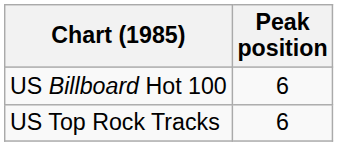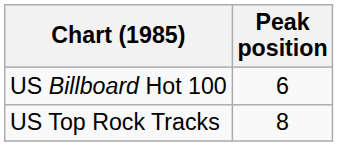(283, 122) 6 -> (283, 122) 8
